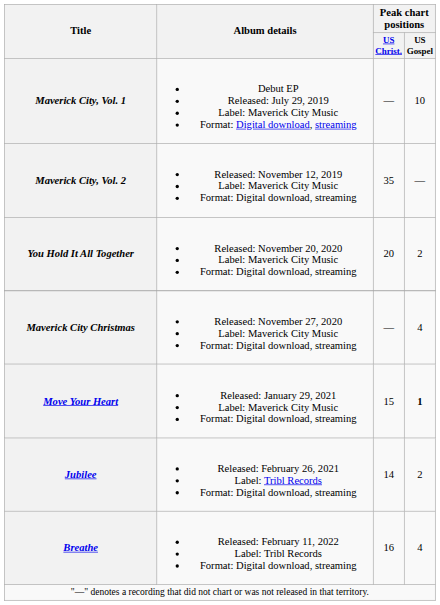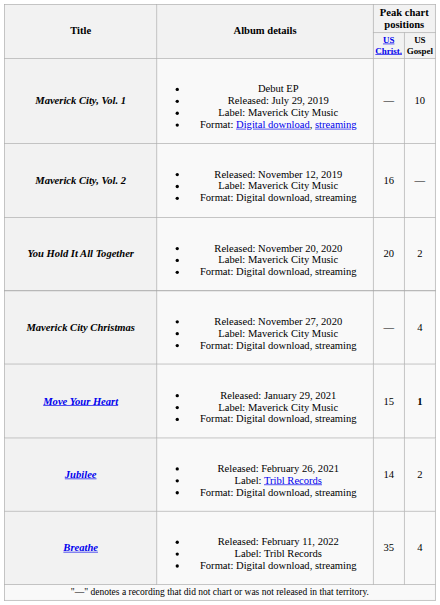(389, 180) 35 -> (389, 180) 16
(389, 548) 16 -> (389, 548) 35
